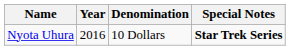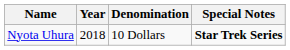(93, 34) 2016 -> (93, 34) 2018
